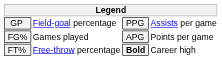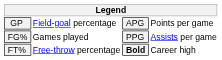(135, 23) PPG -> (135, 23) APG
(184, 23) Assists per game -> (182, 23) Points per game
(135, 37) APG -> (135, 37) PPG
(182, 37) Points per game -> (184, 37) Assists per game
